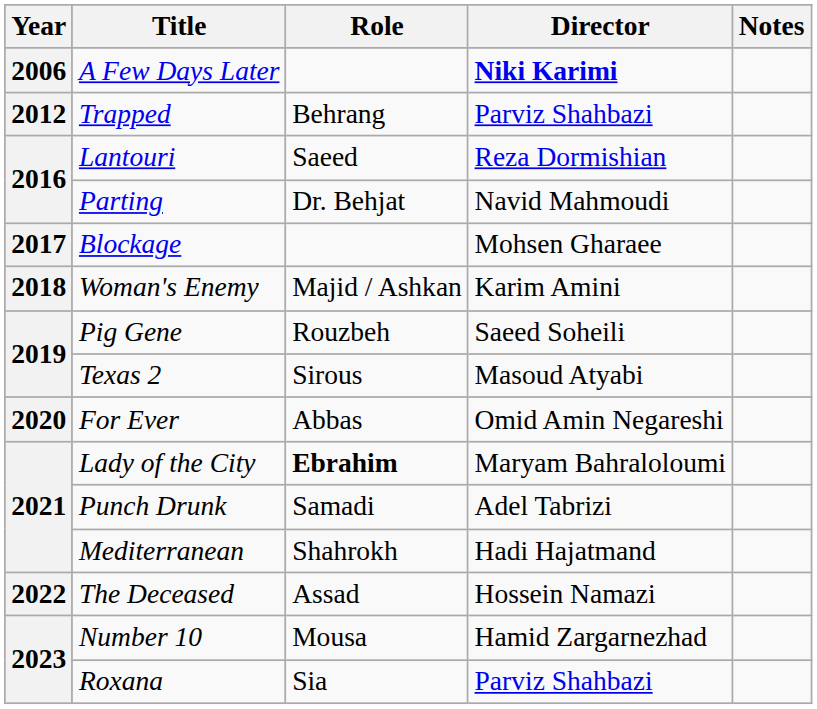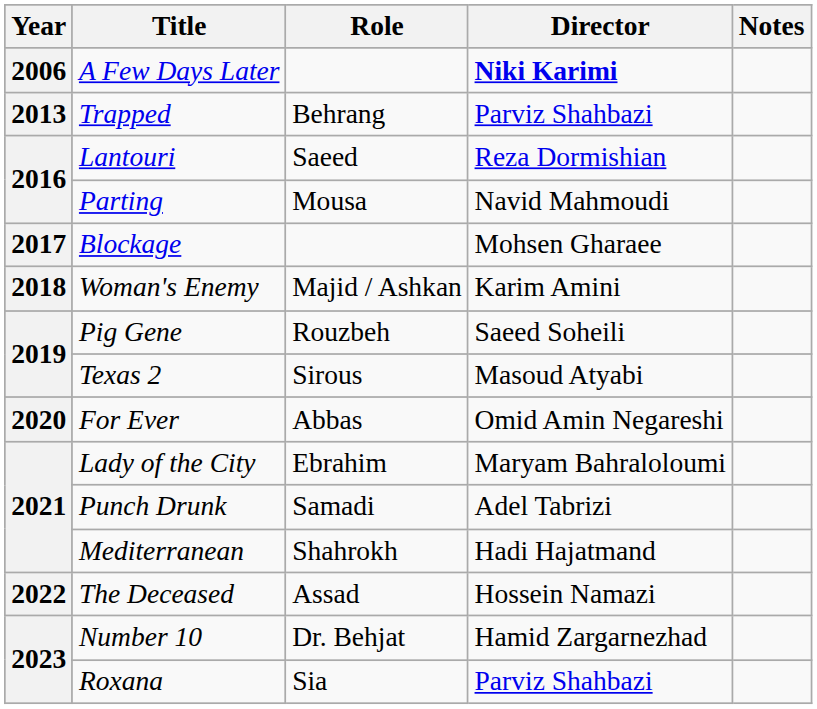(39, 113) 2012 -> (39, 113) 2013
(349, 200) Dr. Behjat -> (330, 200) Mousa
(345, 462) bold -> (340, 462) normal
(330, 637) Mousa -> (349, 637) Dr. Behjat
